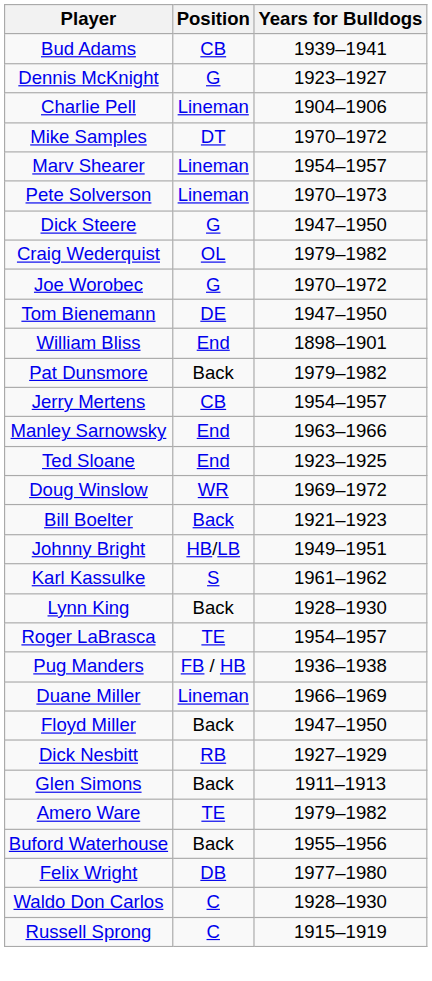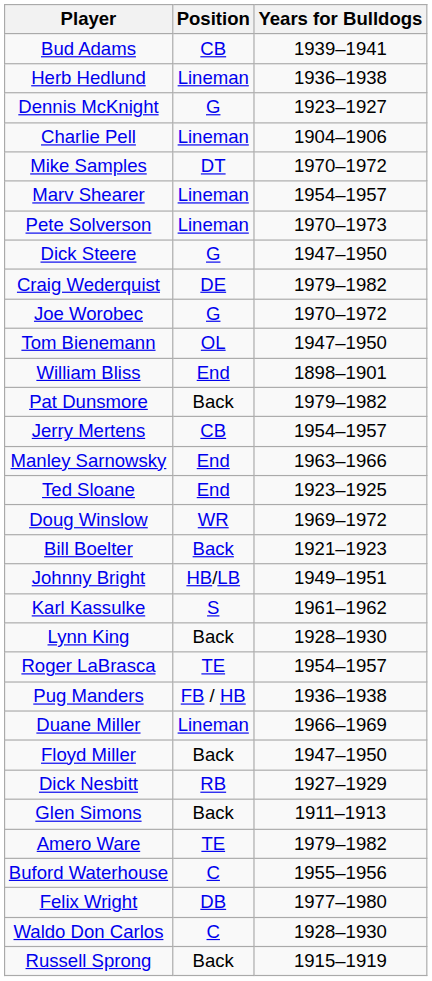+ row: (88, 78)
(213, 254) OL -> (213, 284) DE
(213, 313) DE -> (213, 343) OL
(213, 843) Back -> (213, 872) C
(213, 931) C -> (213, 961) Back
